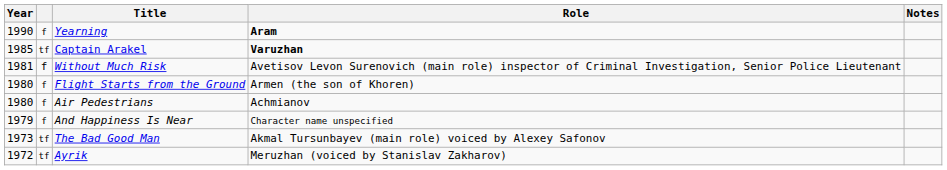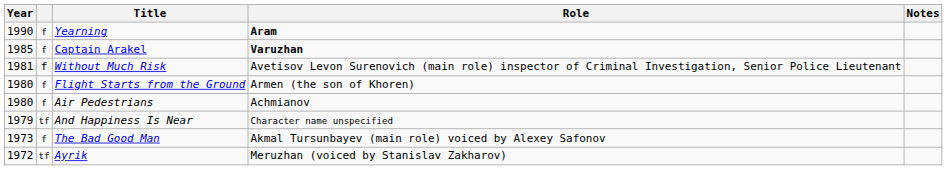(44, 50) tf -> (44, 50) f
(44, 121) f -> (44, 121) tf
(44, 139) tf -> (44, 139) f
